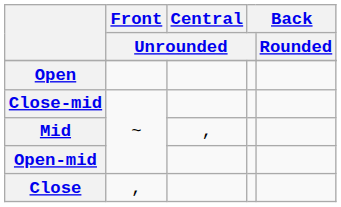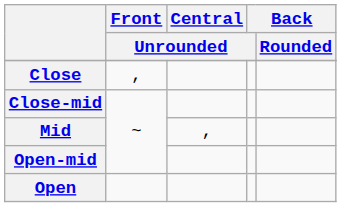rows swapped: (55, 188) <-> (55, 75)
